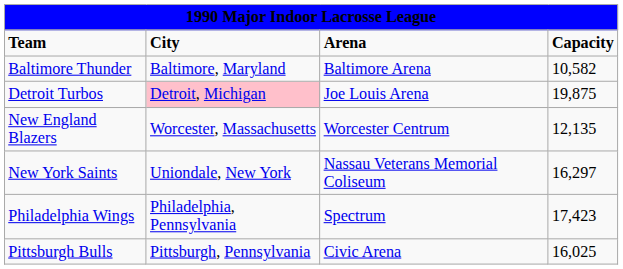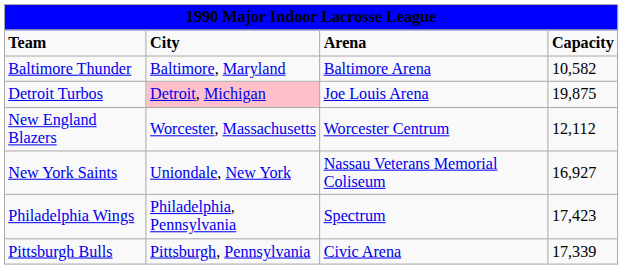(574, 128) 12,135 -> (574, 128) 12,112
(574, 172) 16,297 -> (574, 172) 16,927
(574, 251) 16,025 -> (574, 251) 17,339
